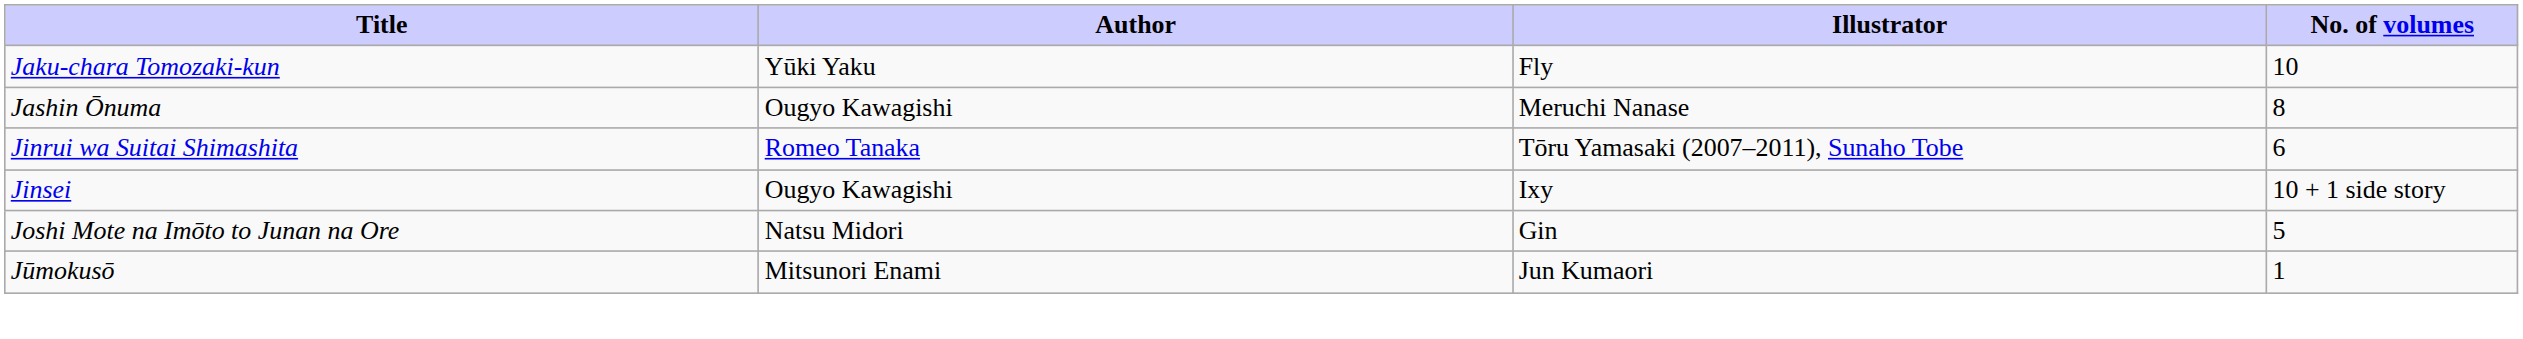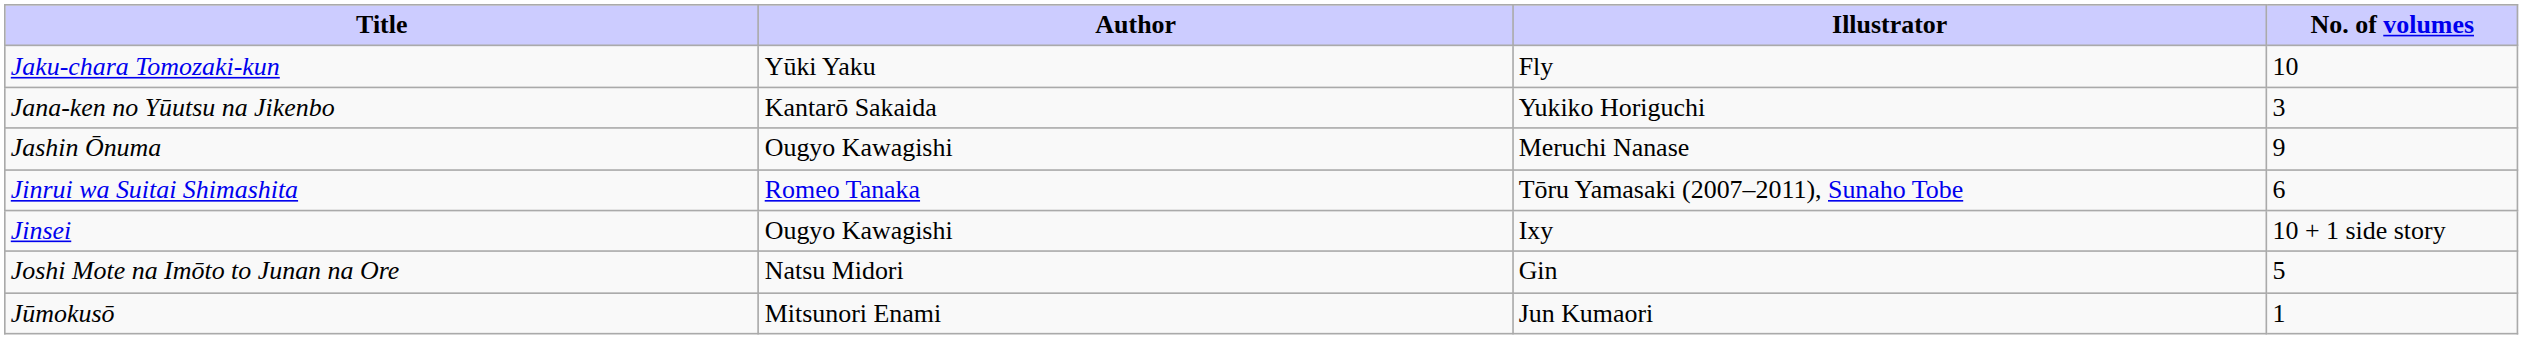+ row: (173, 107)
(2279, 107) 8 -> (2279, 148) 9
